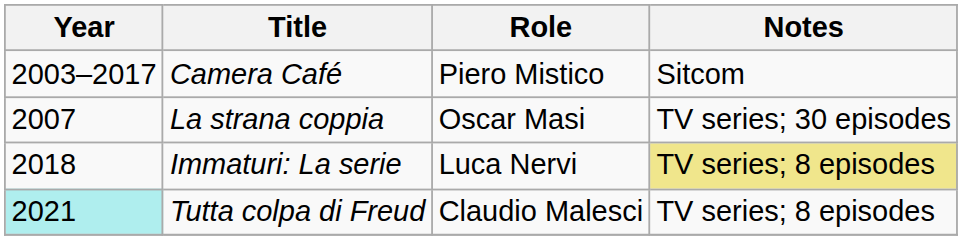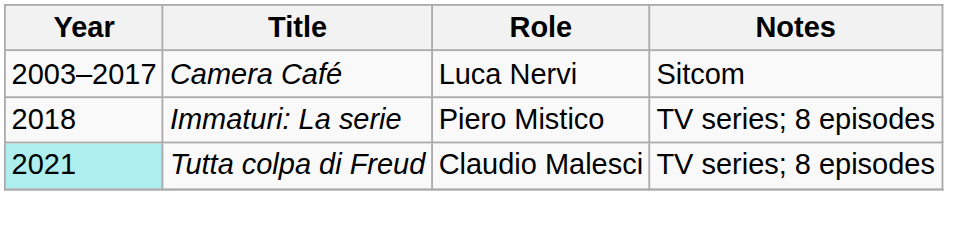(522, 73) Piero Mistico -> (508, 73) Luca Nervi
- row: (277, 119)
(508, 165) Luca Nervi -> (522, 119) Piero Mistico
(796, 165) khaki background -> (796, 119) no background
